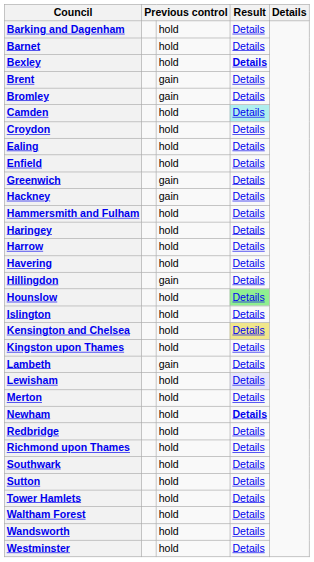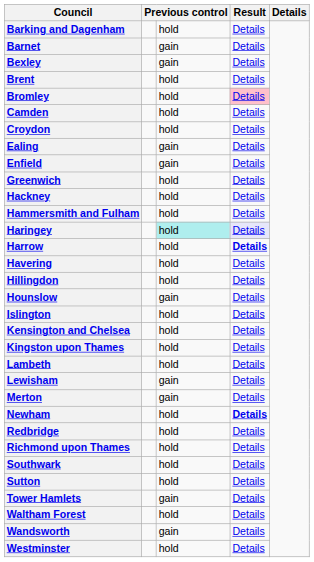(169, 46) hold -> (169, 46) gain
(169, 63) hold -> (169, 63) gain
(250, 63) bold -> (249, 63) normal
(169, 79) gain -> (169, 79) hold
(169, 96) gain -> (169, 96) hold
(249, 96) no background -> (249, 96) pink background
(249, 113) paleturquoise background -> (249, 113) no background
(169, 146) hold -> (169, 146) gain
(169, 163) hold -> (169, 163) gain
(169, 180) gain -> (169, 180) hold
(169, 197) gain -> (169, 197) hold
(169, 230) no background -> (169, 230) paleturquoise background
(249, 230) no background -> (249, 230) lavender background
(249, 247) normal -> (250, 247) bold
(169, 280) gain -> (169, 280) hold
(169, 297) hold -> (169, 297) gain
(249, 297) lightgreen background -> (249, 297) no background
(249, 331) khaki background -> (249, 331) no background
(169, 364) gain -> (169, 364) hold
(169, 381) hold -> (169, 381) gain
(249, 381) lavender background -> (249, 381) no background
(169, 398) hold -> (169, 398) gain
(169, 498) hold -> (169, 498) gain
(169, 532) hold -> (169, 532) gain
